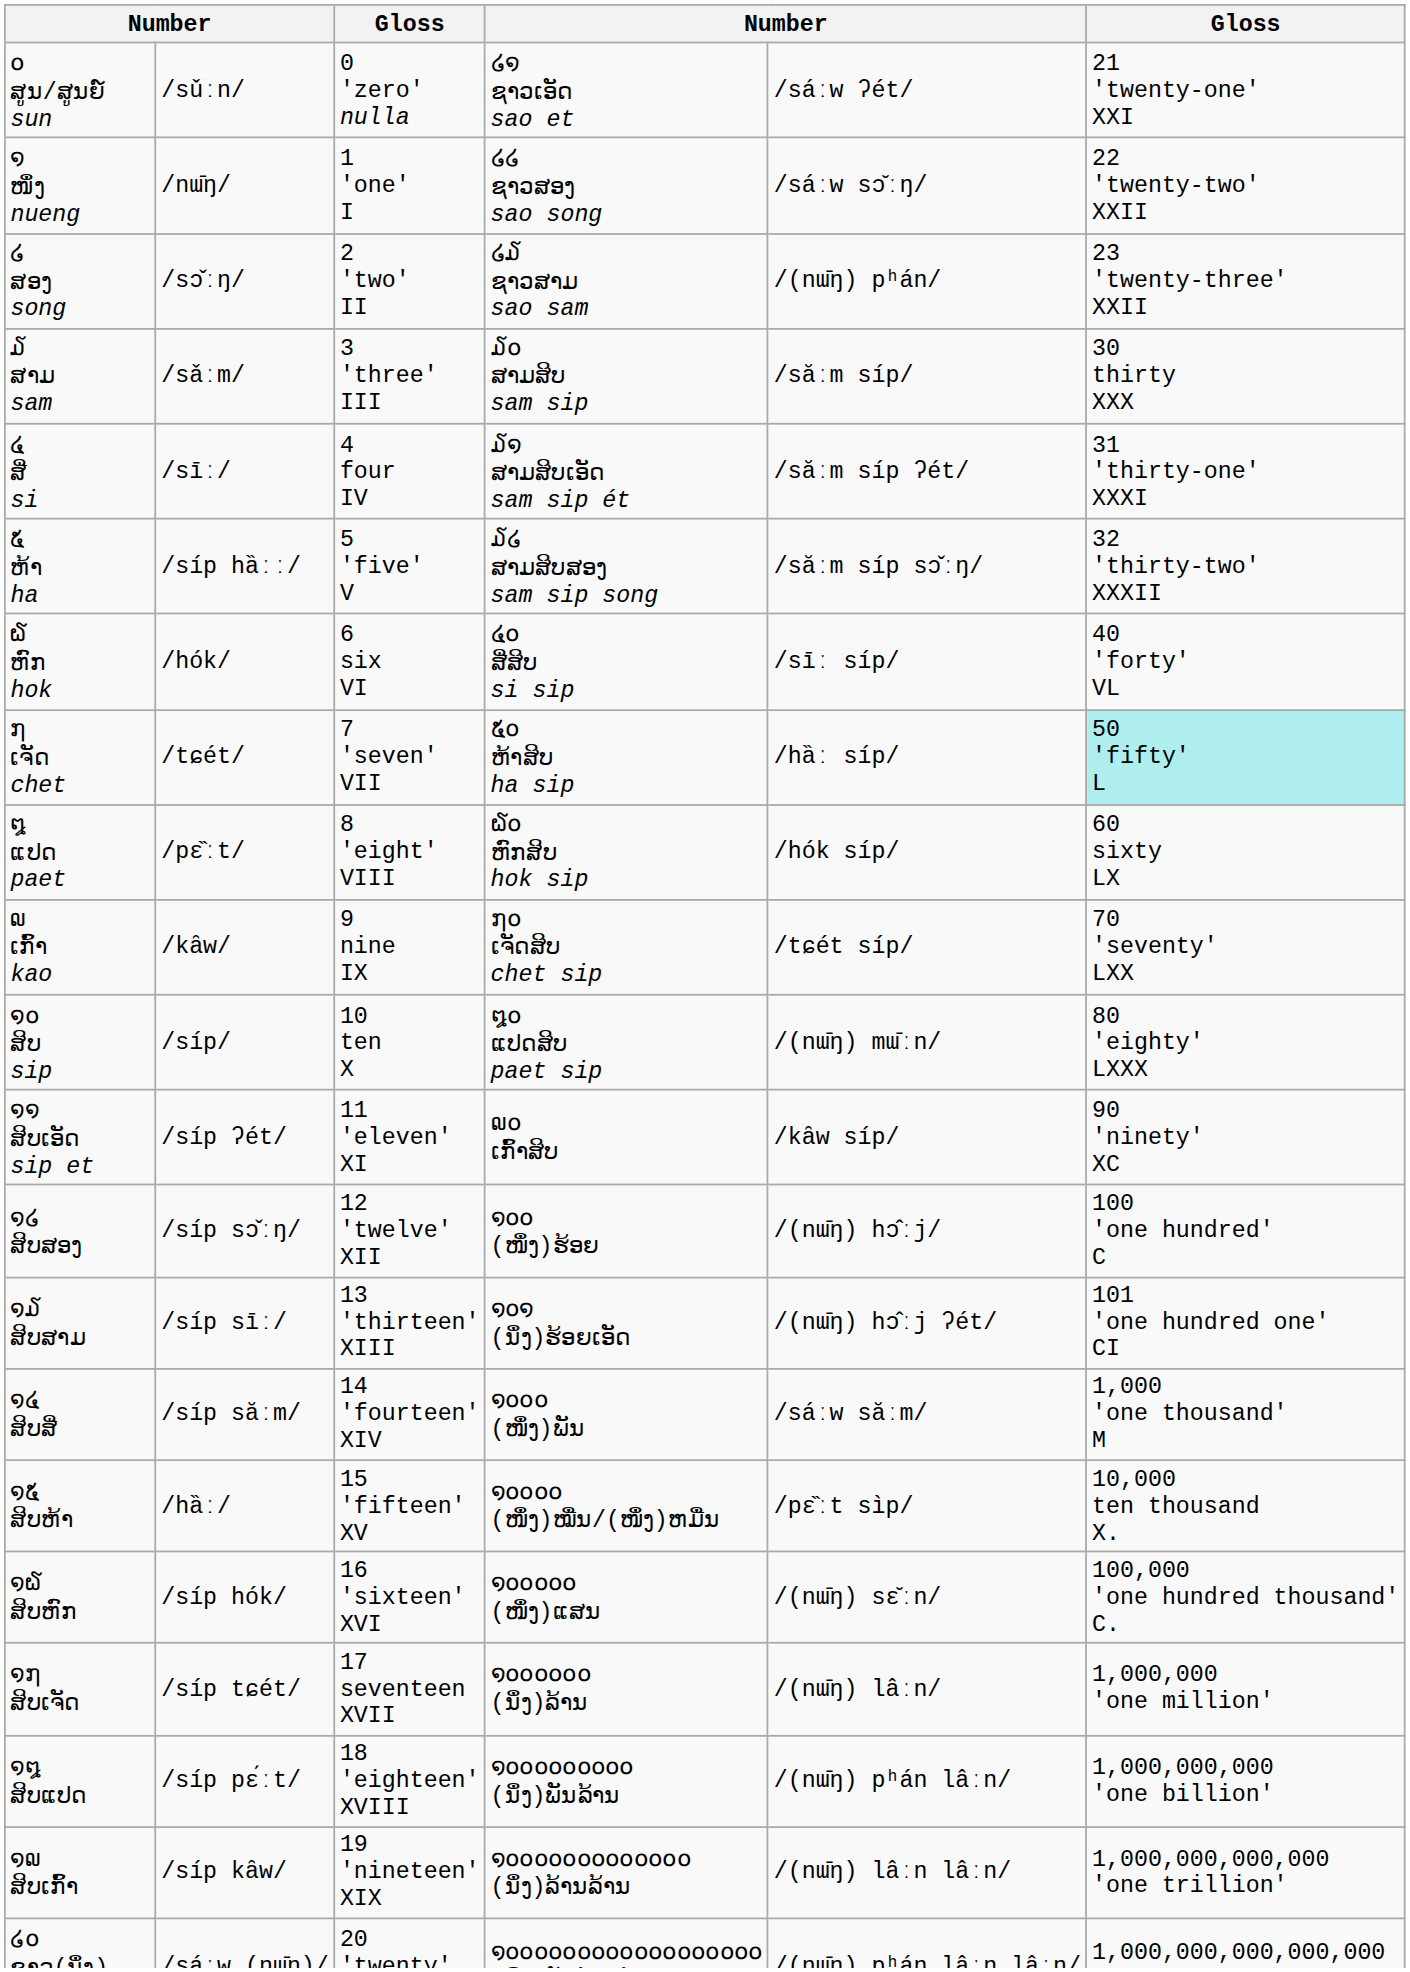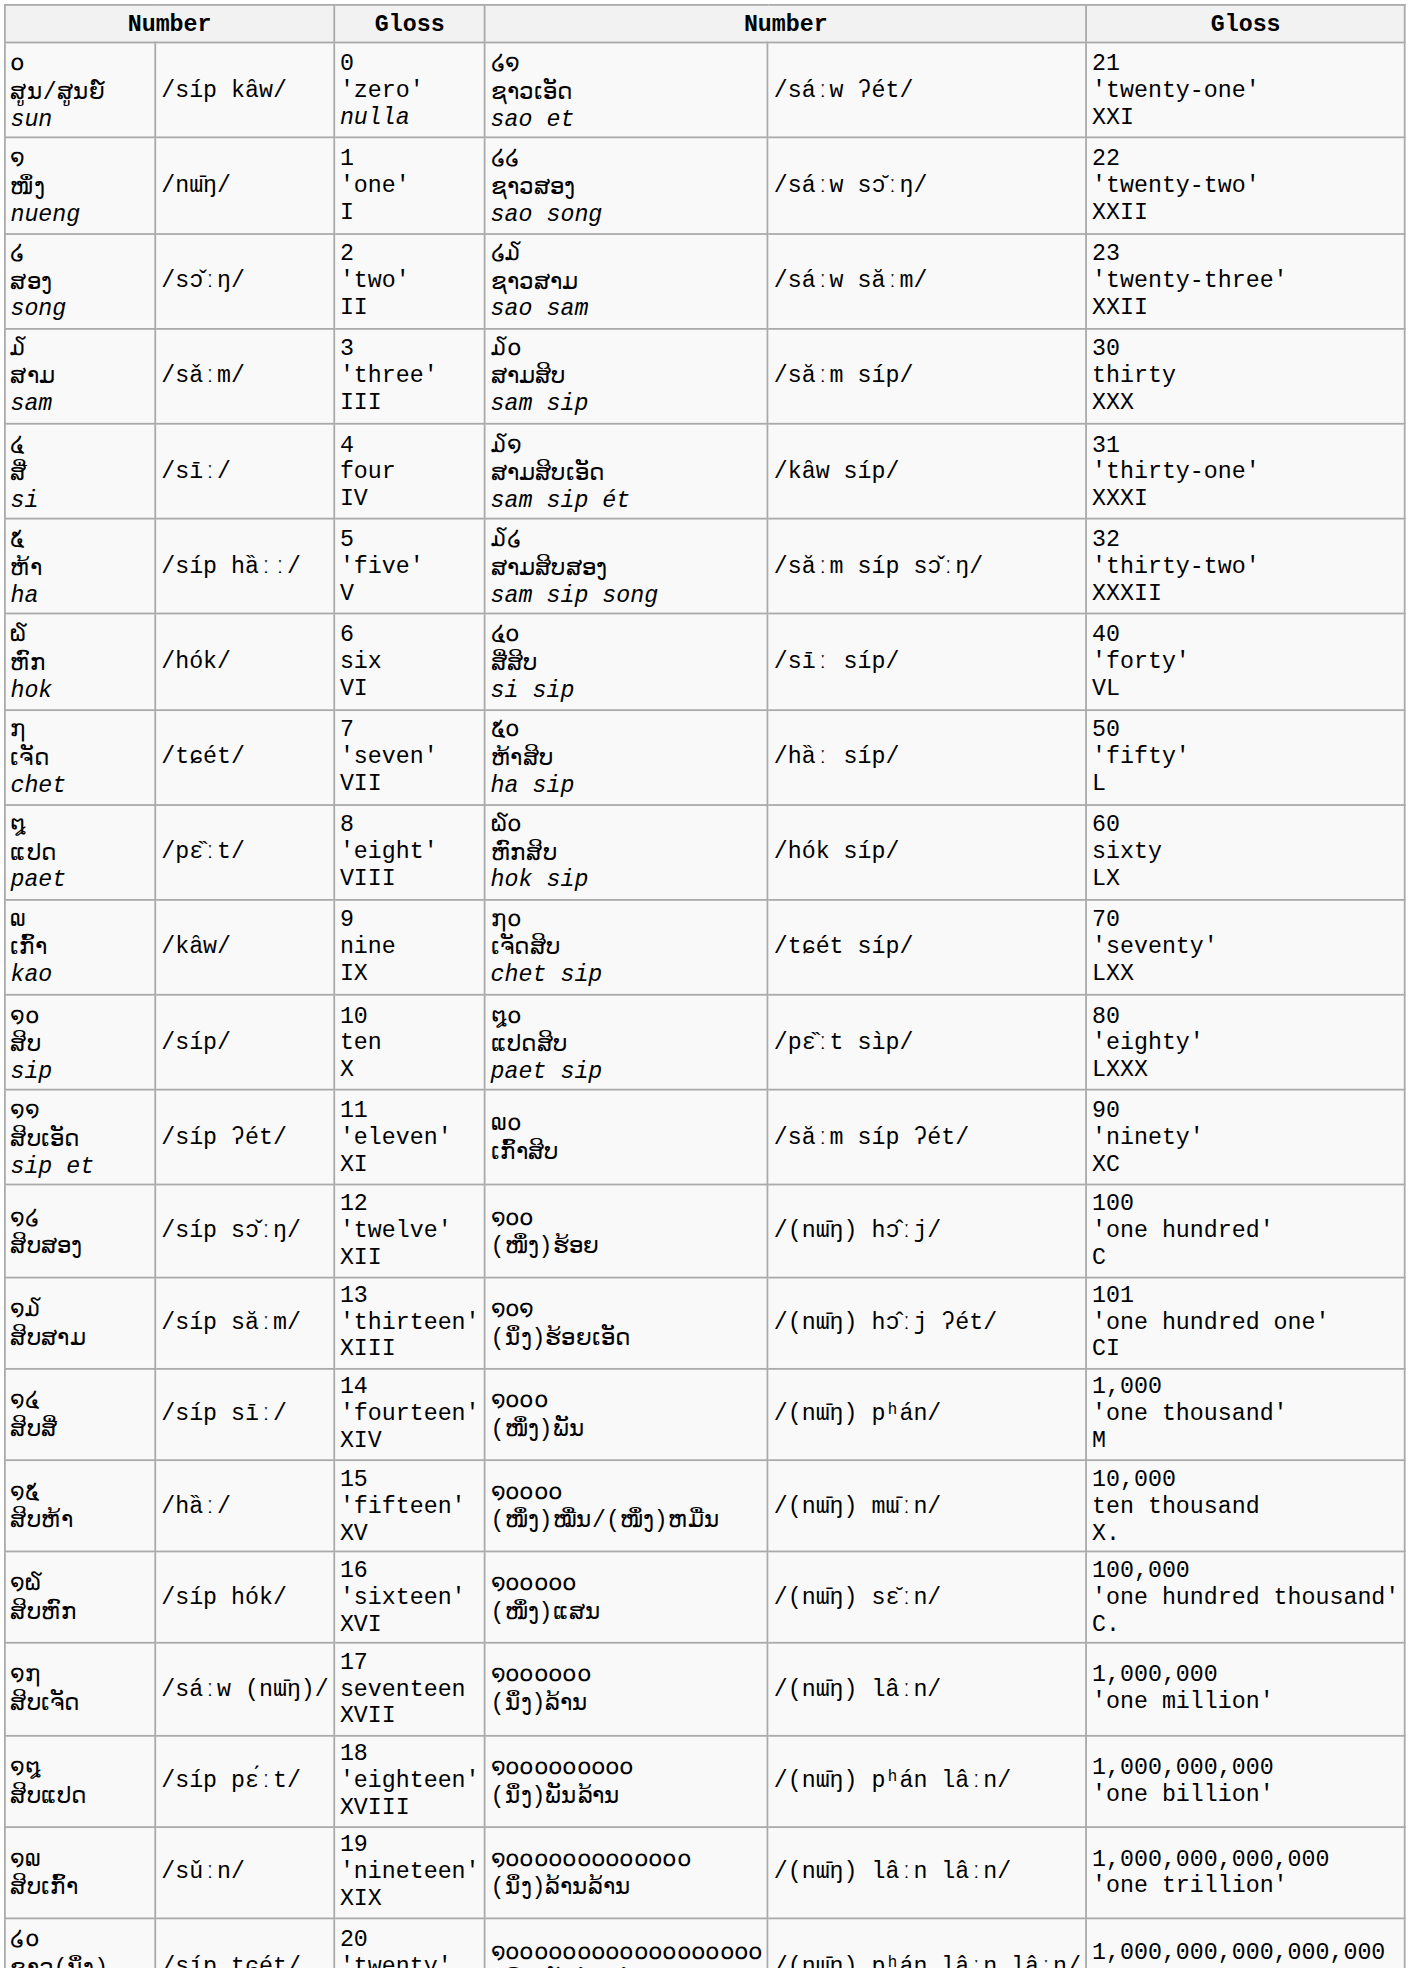(203, 90) /sǔːn/ -> (224, 90) /síp kȃw/
(858, 281) /(nɯ̄ŋ) pʰán/ -> (851, 281) /sáːw săːm/
(872, 471) /săːm síp ʔét/ -> (837, 471) /kȃw síp/
(1141, 757) paleturquoise background -> (1141, 757) no background
(858, 1042) /(nɯ̄ŋ) mɯ̄ːn/ -> (844, 1042) /pɛ̏ːt sìp/
(837, 1138) /kȃw síp/ -> (872, 1138) /săːm síp ʔét/
(224, 1323) /síp sīː/ -> (231, 1323) /síp săːm/
(231, 1414) /síp săːm/ -> (224, 1414) /síp sīː/
(851, 1414) /sáːw săːm/ -> (858, 1414) /(nɯ̄ŋ) pʰán/
(844, 1506) /pɛ̏ːt sìp/ -> (858, 1506) /(nɯ̄ŋ) mɯ̄ːn/
(231, 1689) /síp tɕét/ -> (245, 1689) /sáːw (nɯ̄ŋ)/
(224, 1872) /síp kȃw/ -> (203, 1872) /sǔːn/
(245, 1966) /sáːw (nɯ̄ŋ)/ -> (231, 1966) /síp tɕét/
